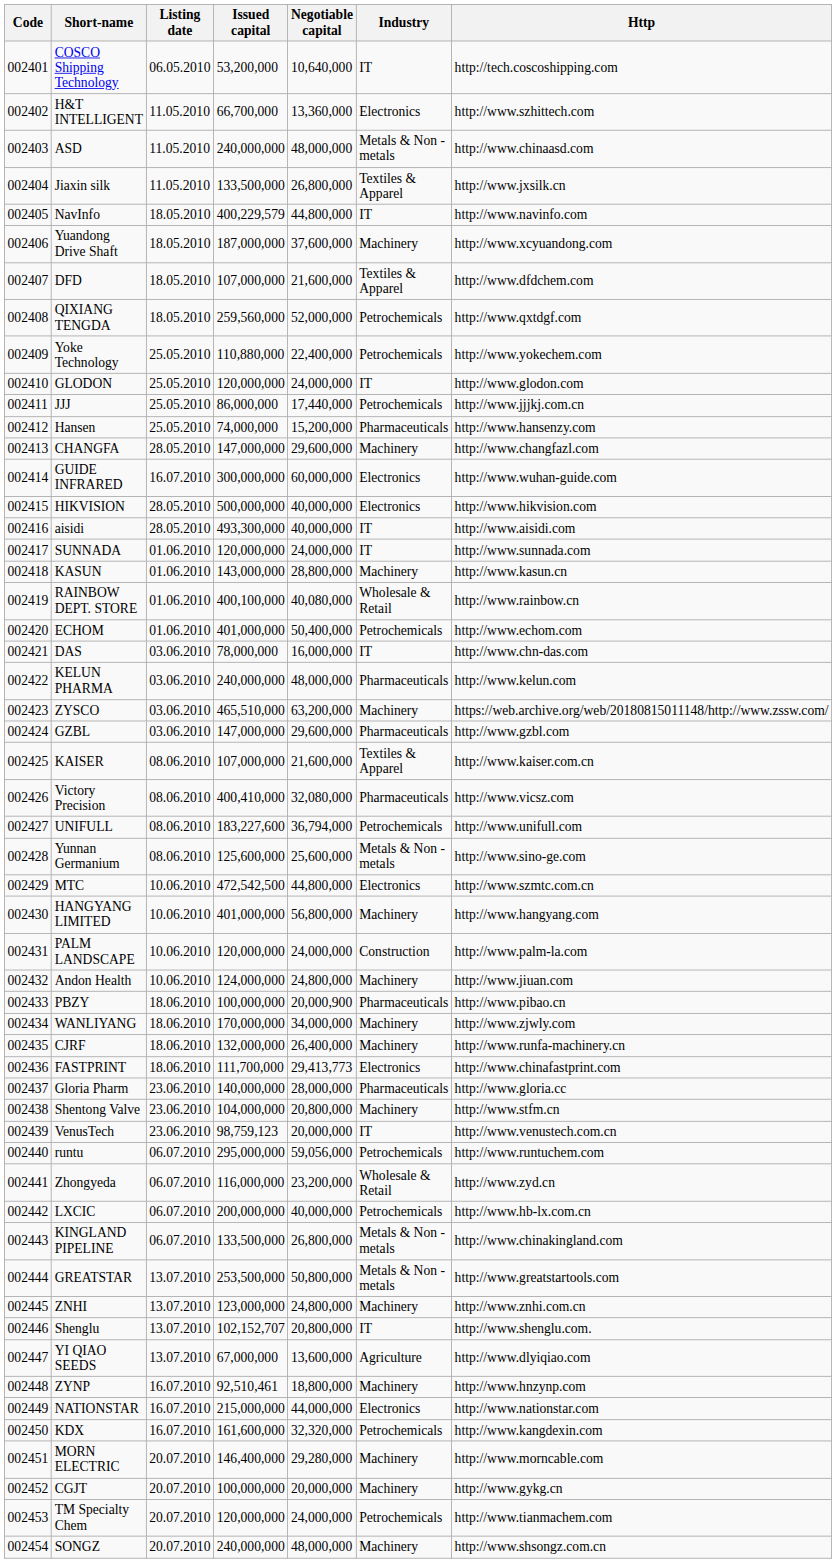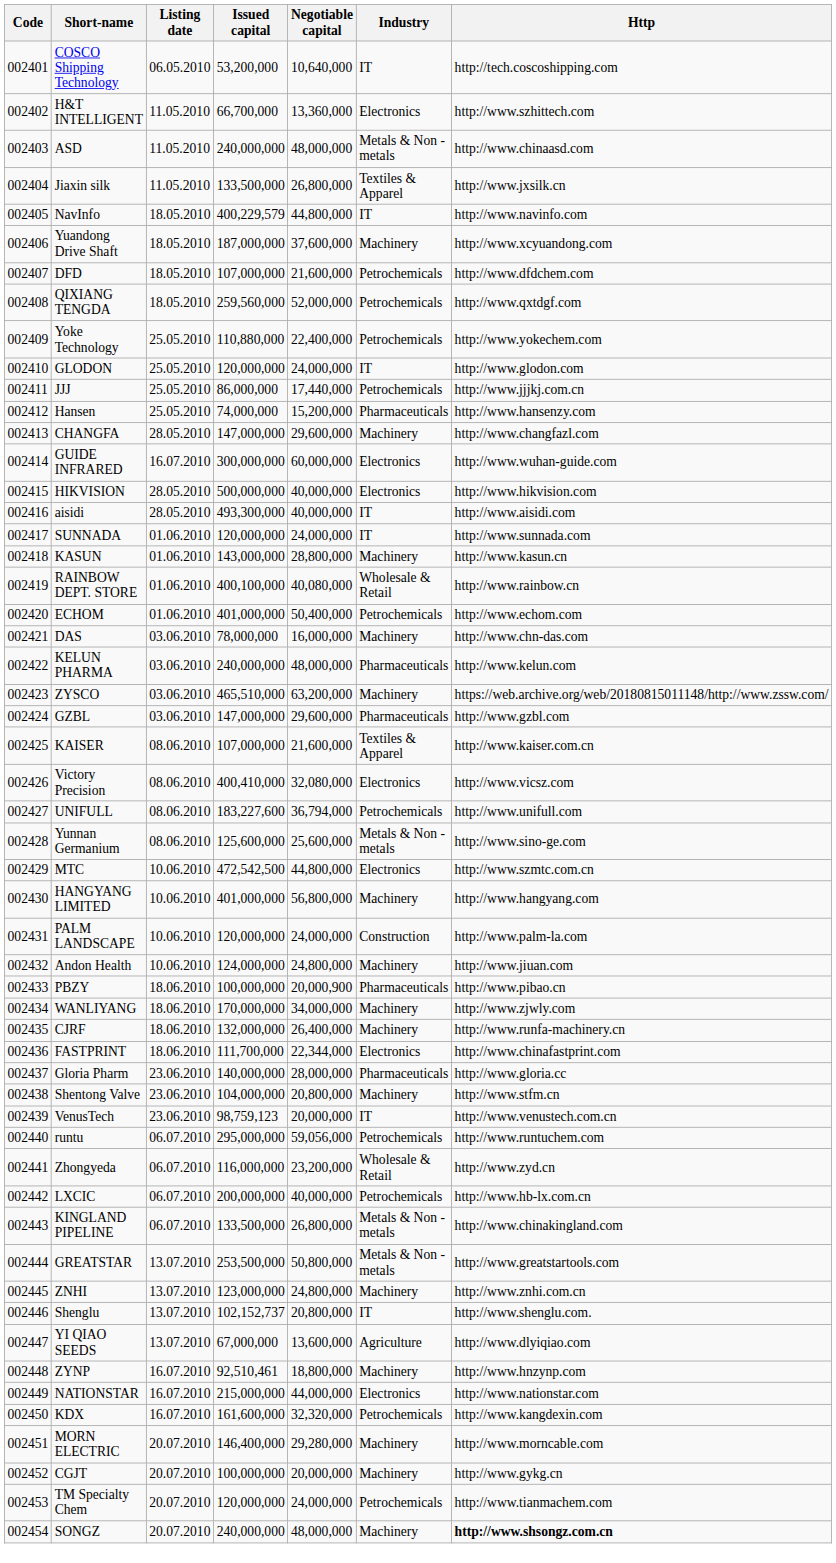(388, 281) Textiles & Apparel -> (401, 273) Petrochemicals
(366, 651) IT -> (389, 636) Machinery
(404, 797) Pharmaceuticals -> (390, 782) Electronics
(322, 1067) 29,413,773 -> (322, 1051) 22,344,000
(251, 1328) 102,152,707 -> (251, 1313) 102,152,737
(530, 1547) normal -> (534, 1531) bold
